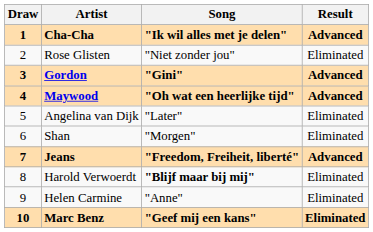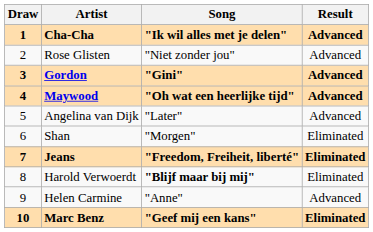(335, 55) Eliminated -> (335, 55) Advanced
(335, 116) Eliminated -> (335, 116) Advanced
(335, 156) Advanced -> (335, 156) Eliminated
(335, 197) Eliminated -> (335, 197) Advanced
